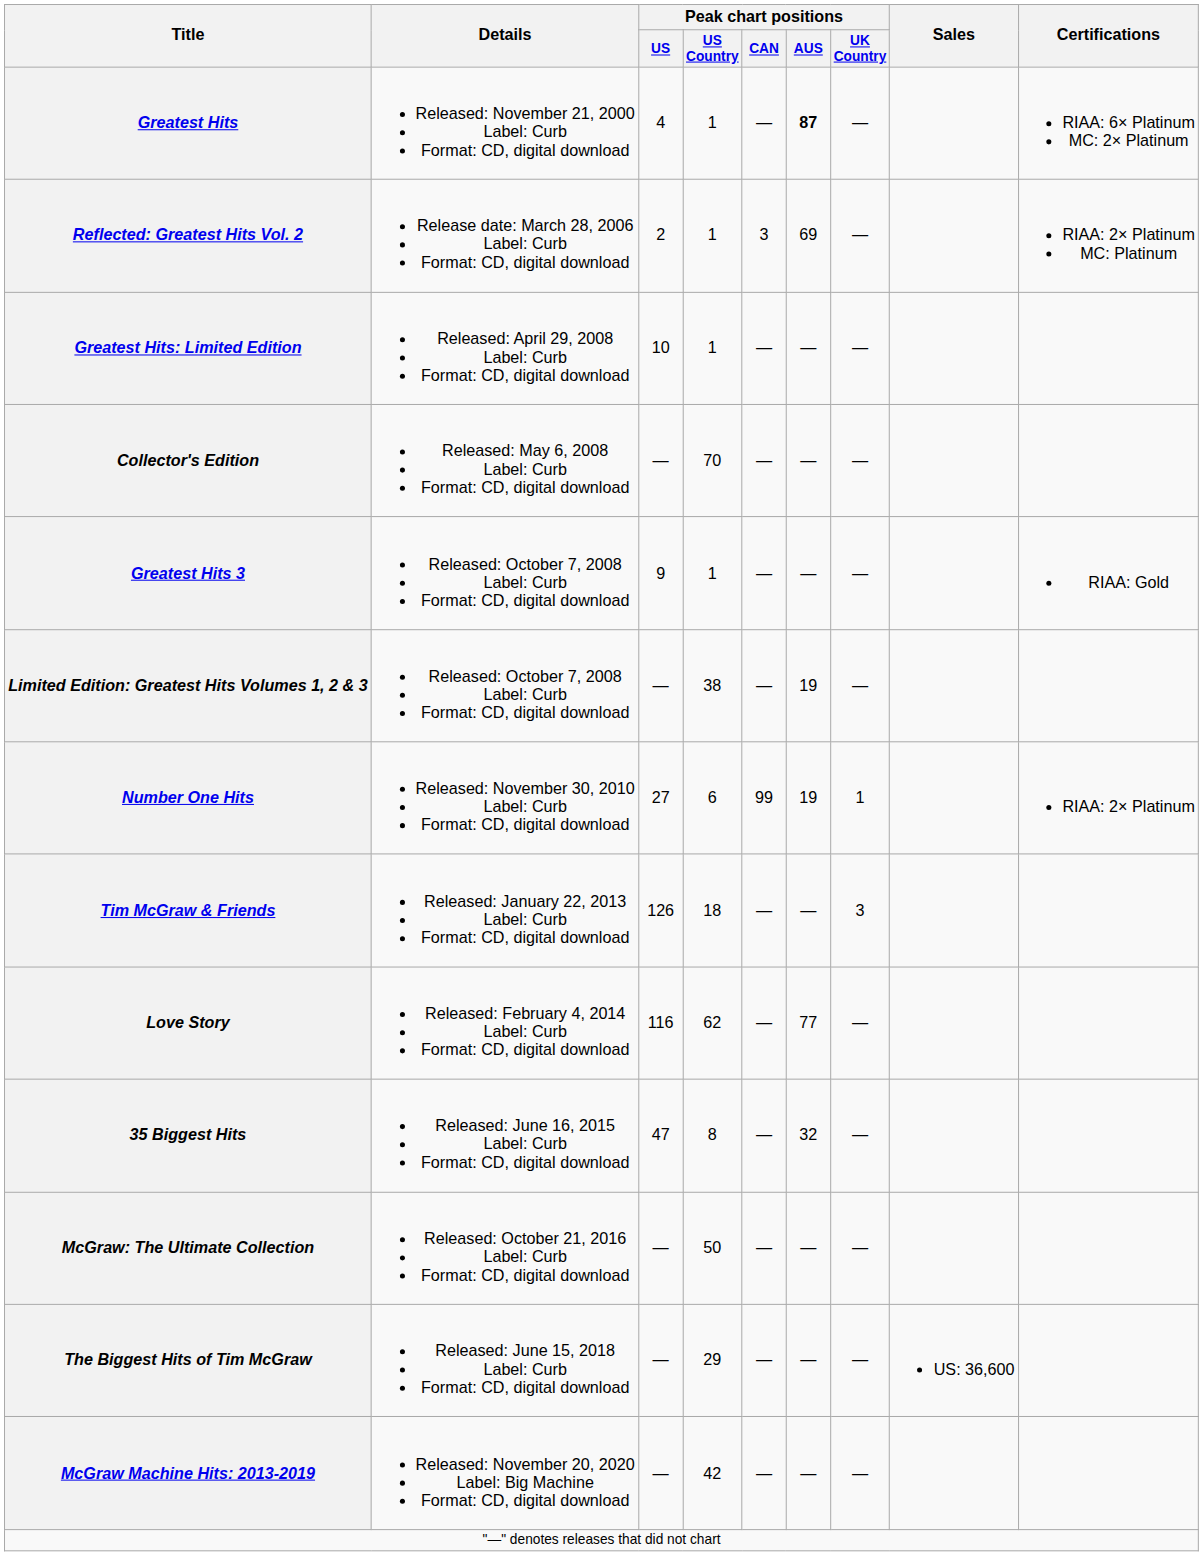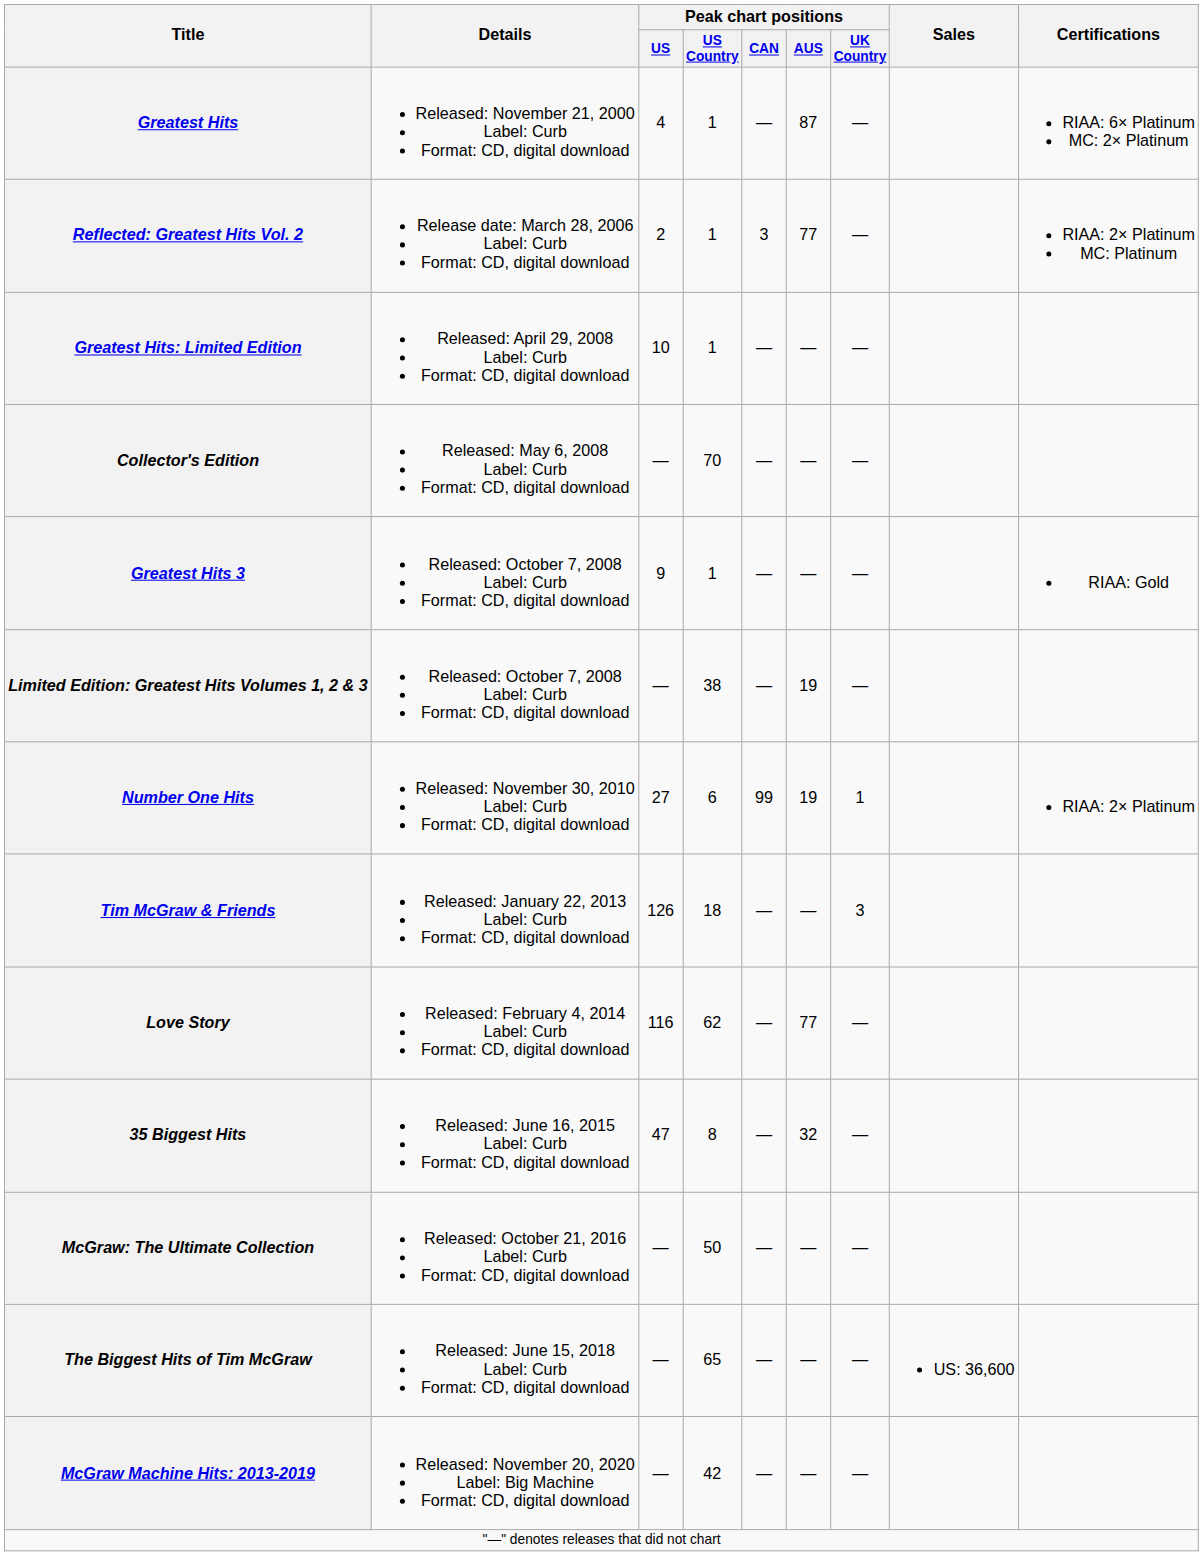(808, 123) bold -> (808, 123) normal
(808, 235) 69 -> (808, 235) 77
(712, 1360) 29 -> (712, 1360) 65
